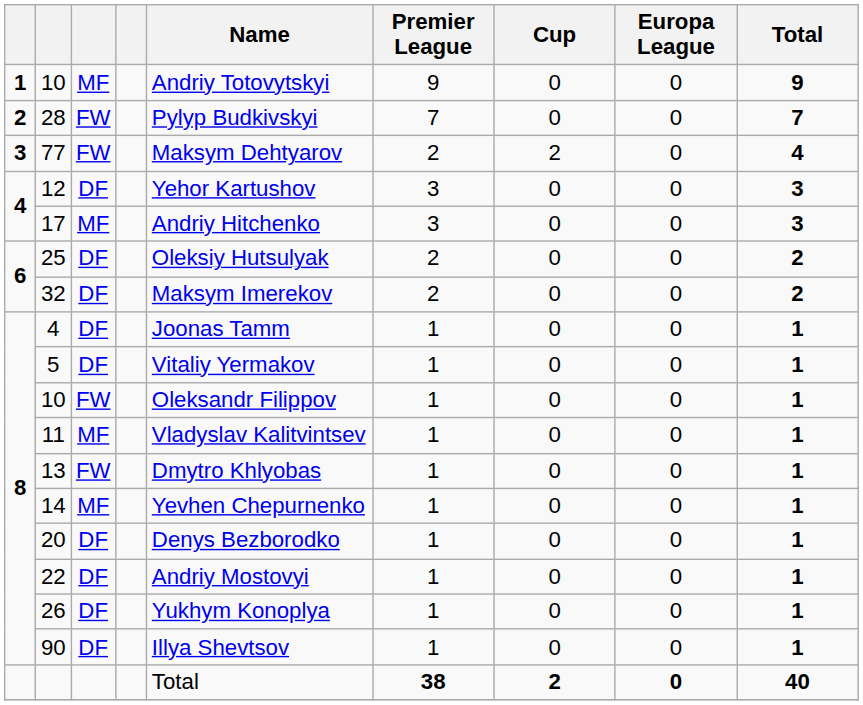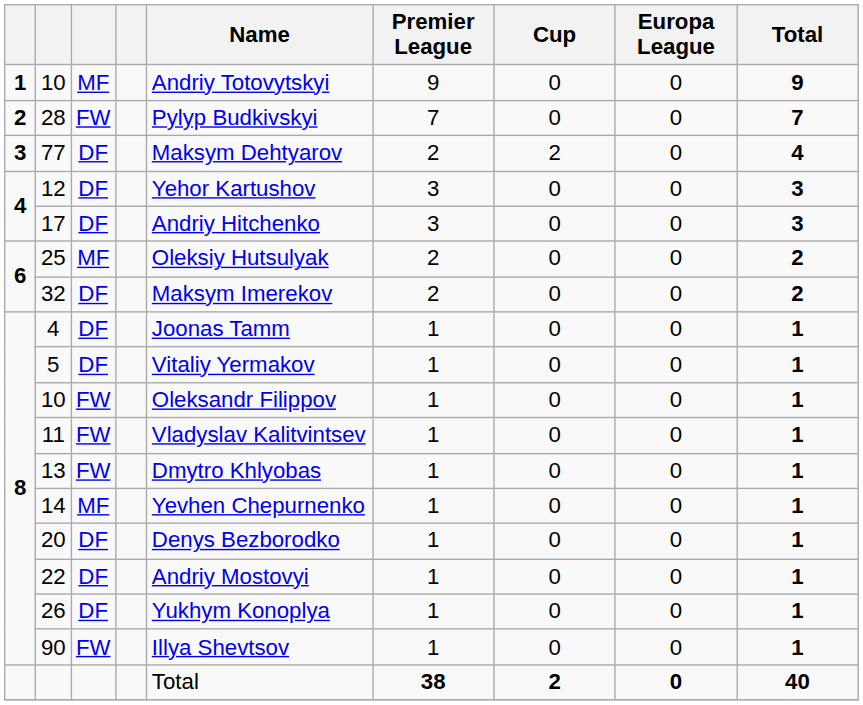(93, 152) FW -> (93, 152) DF
(93, 223) MF -> (93, 223) DF
(93, 258) DF -> (93, 258) MF
(93, 435) MF -> (93, 435) FW
(93, 646) DF -> (93, 646) FW
